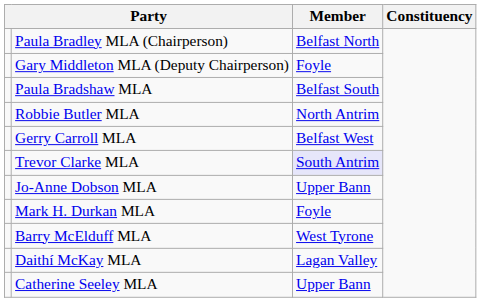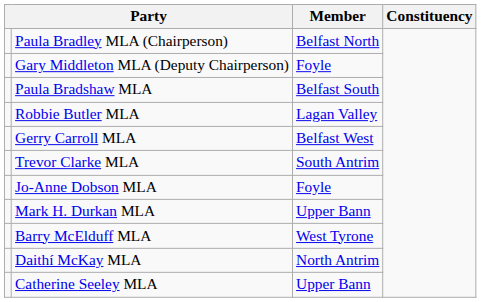(338, 114) North Antrim -> (337, 114) Lagan Valley
(338, 162) lavender background -> (338, 162) no background
(333, 187) Upper Bann -> (314, 187) Foyle
(314, 211) Foyle -> (333, 211) Upper Bann
(337, 260) Lagan Valley -> (338, 260) North Antrim
